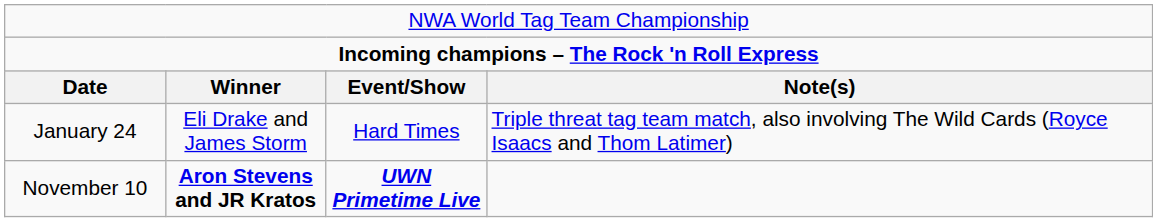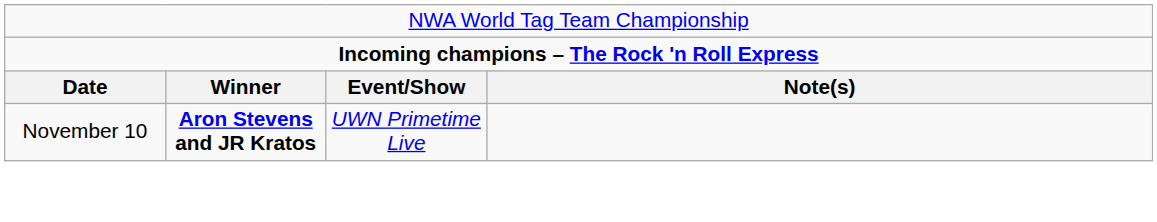- row: (85, 131)
(406, 188) bold -> (406, 131) normal
